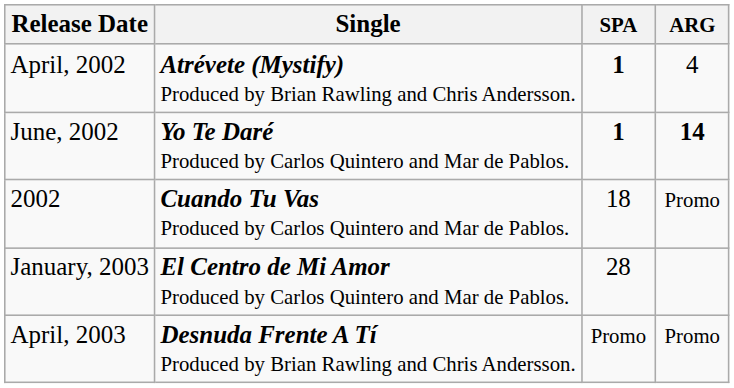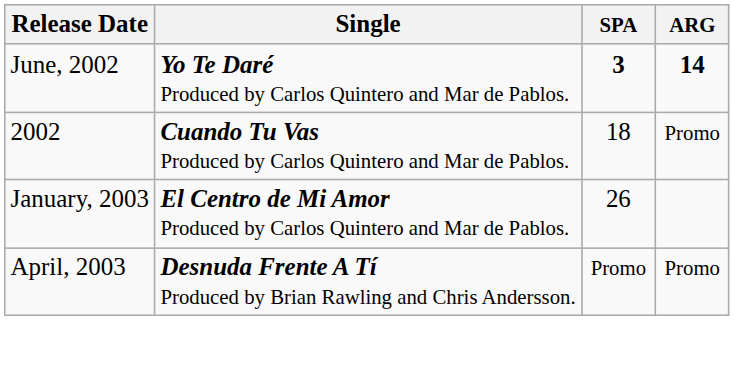- row: (68, 63)
(618, 131) 1 -> (618, 63) 3
(618, 266) 28 -> (618, 199) 26
